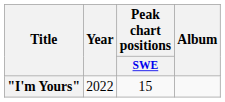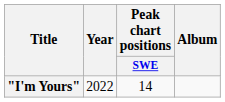(145, 86) 15 -> (145, 86) 14
